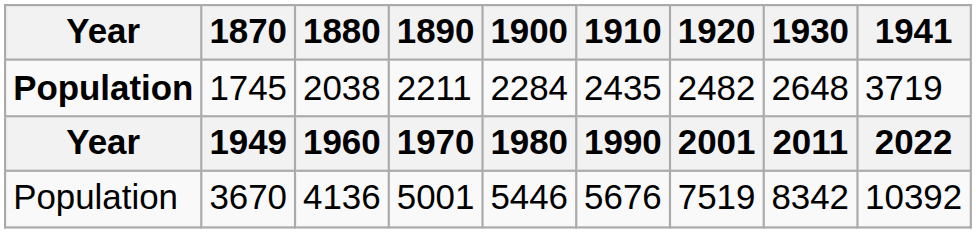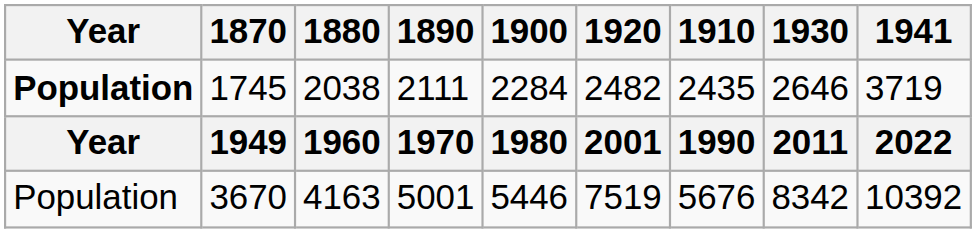columns swapped: (623, 32) <-> (717, 32)
(434, 87) 2211 -> (433, 87) 2111
(810, 87) 2648 -> (810, 87) 2646
(342, 198) 4136 -> (342, 198) 4163
